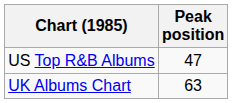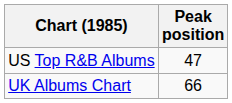(193, 85) 63 -> (193, 85) 66
